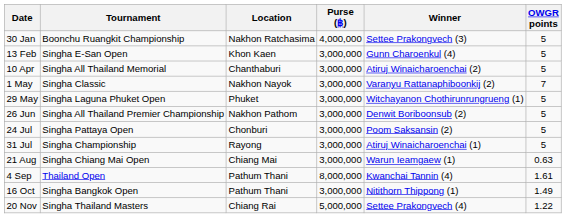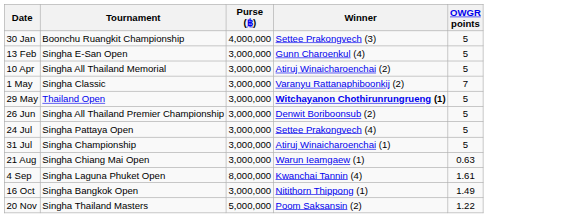- column: (272, 18)
(104, 99) Singha Laguna Phuket Open -> (74, 99) Thailand Open
(445, 99) normal -> (361, 99) bold
(409, 130) Poom Saksansin (2) -> (326, 130) Settee Prakongvech (4)
(74, 175) Thailand Open -> (104, 175) Singha Laguna Phuket Open
(416, 205) Settee Prakongvech (4) -> (319, 205) Poom Saksansin (2)
